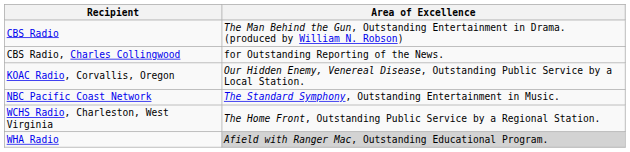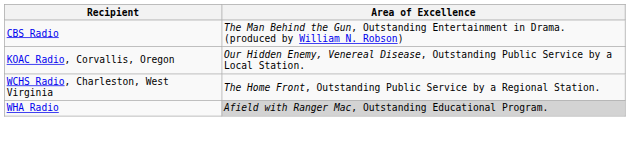- row: (94, 55)
- row: (79, 97)
